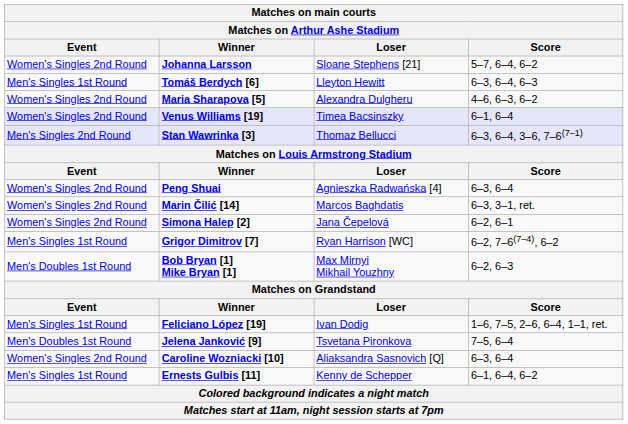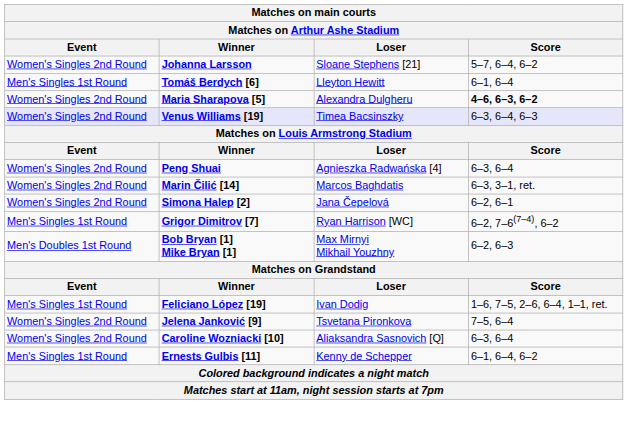(504, 82) 6–3, 6–4, 6–3 -> (492, 82) 6–1, 6–4
(504, 99) normal -> (504, 99) bold
(492, 116) 6–1, 6–4 -> (504, 116) 6–3, 6–4, 6–3
- row: (208, 135)
(69, 341) Men's Doubles 1st Round -> (77, 321) Women's Singles 2nd Round
